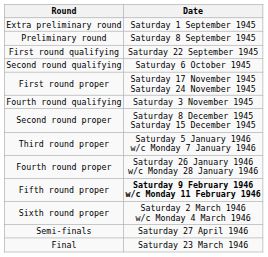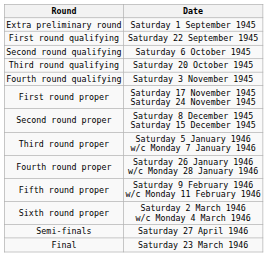- row: (64, 38)
+ row: (64, 65)
rows swapped: (64, 102) <-> (64, 84)
(193, 190) bold -> (193, 190) normal
